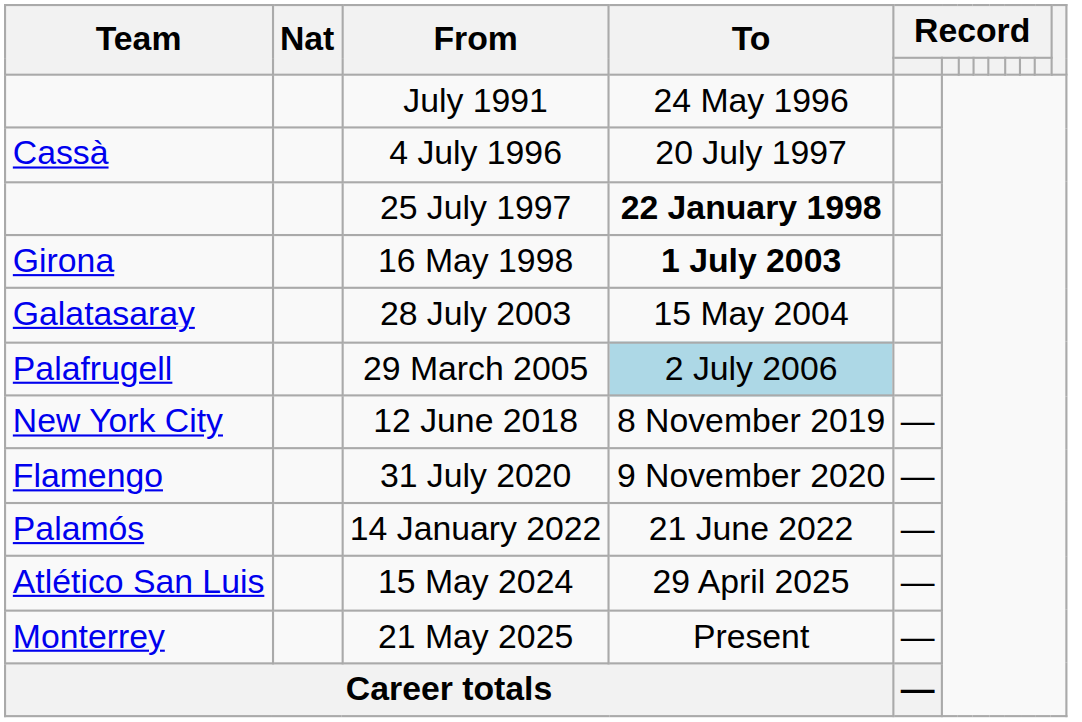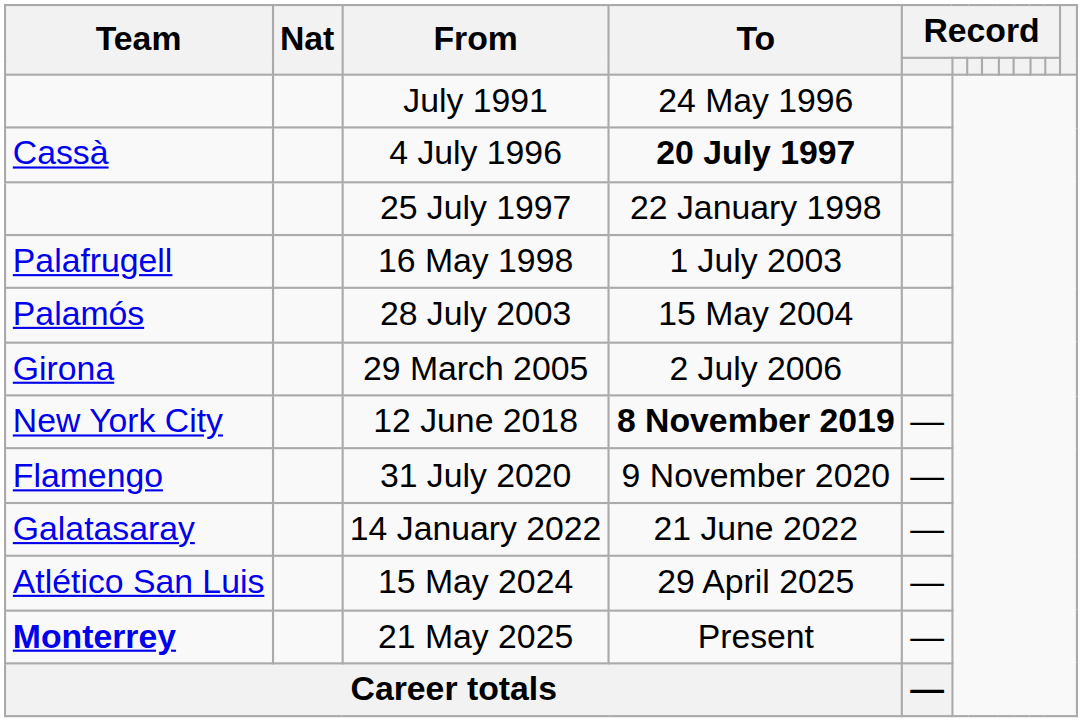(751, 153) normal -> (756, 153) bold
(751, 207) bold -> (756, 207) normal
(64, 260) Girona -> (93, 260) Palafrugell
(751, 260) bold -> (756, 260) normal
(104, 314) Galatasaray -> (79, 314) Palamós
(93, 368) Palafrugell -> (64, 368) Girona
(751, 368) lightblue background -> (756, 368) no background
(751, 421) normal -> (756, 421) bold
(79, 528) Palamós -> (104, 528) Galatasaray
(89, 635) normal -> (94, 635) bold
